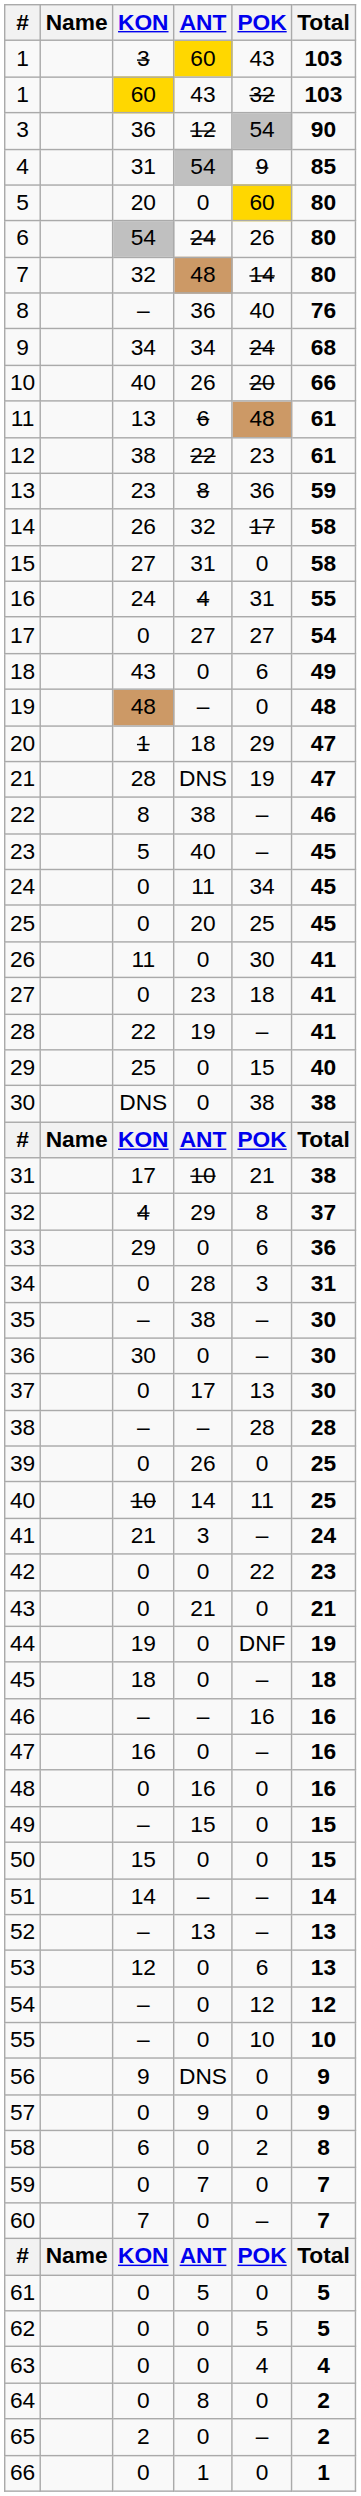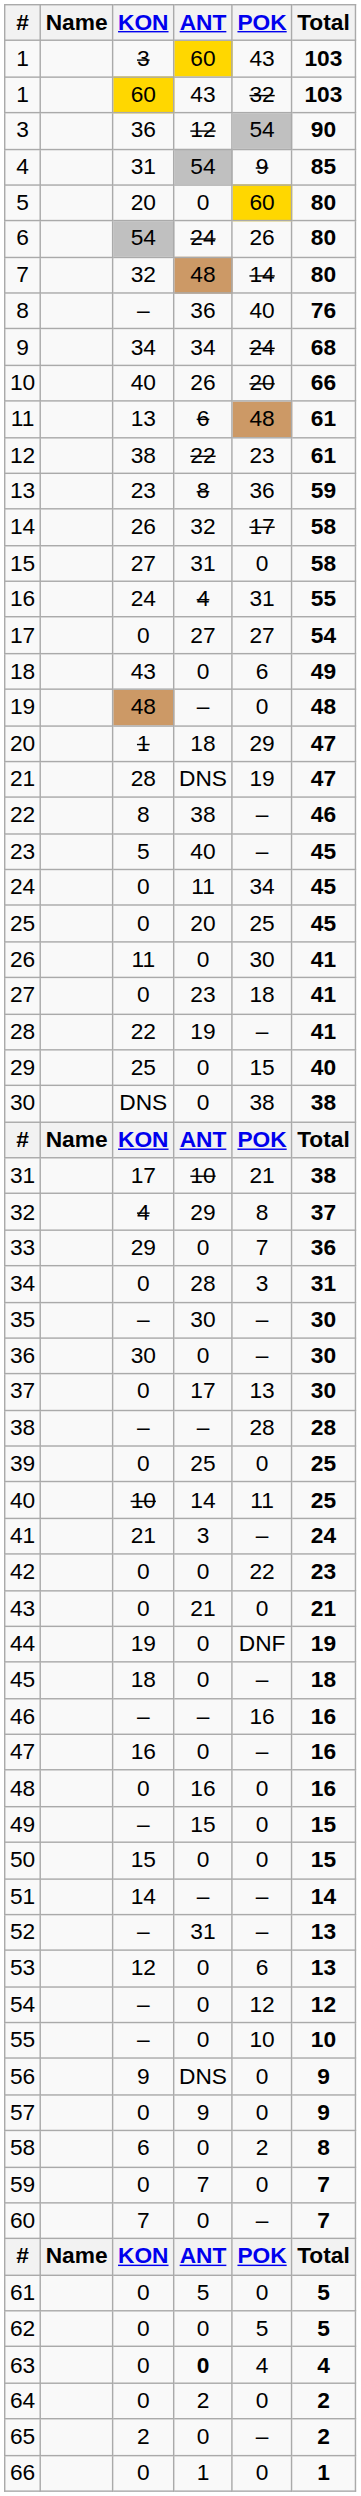(262, 1247) 6 -> (262, 1247) 7
(203, 1319) 38 -> (203, 1319) 30
(203, 1463) 26 -> (203, 1463) 25
(203, 1932) 13 -> (203, 1932) 31
(203, 2364) normal -> (203, 2364) bold
(203, 2400) 8 -> (203, 2400) 2
